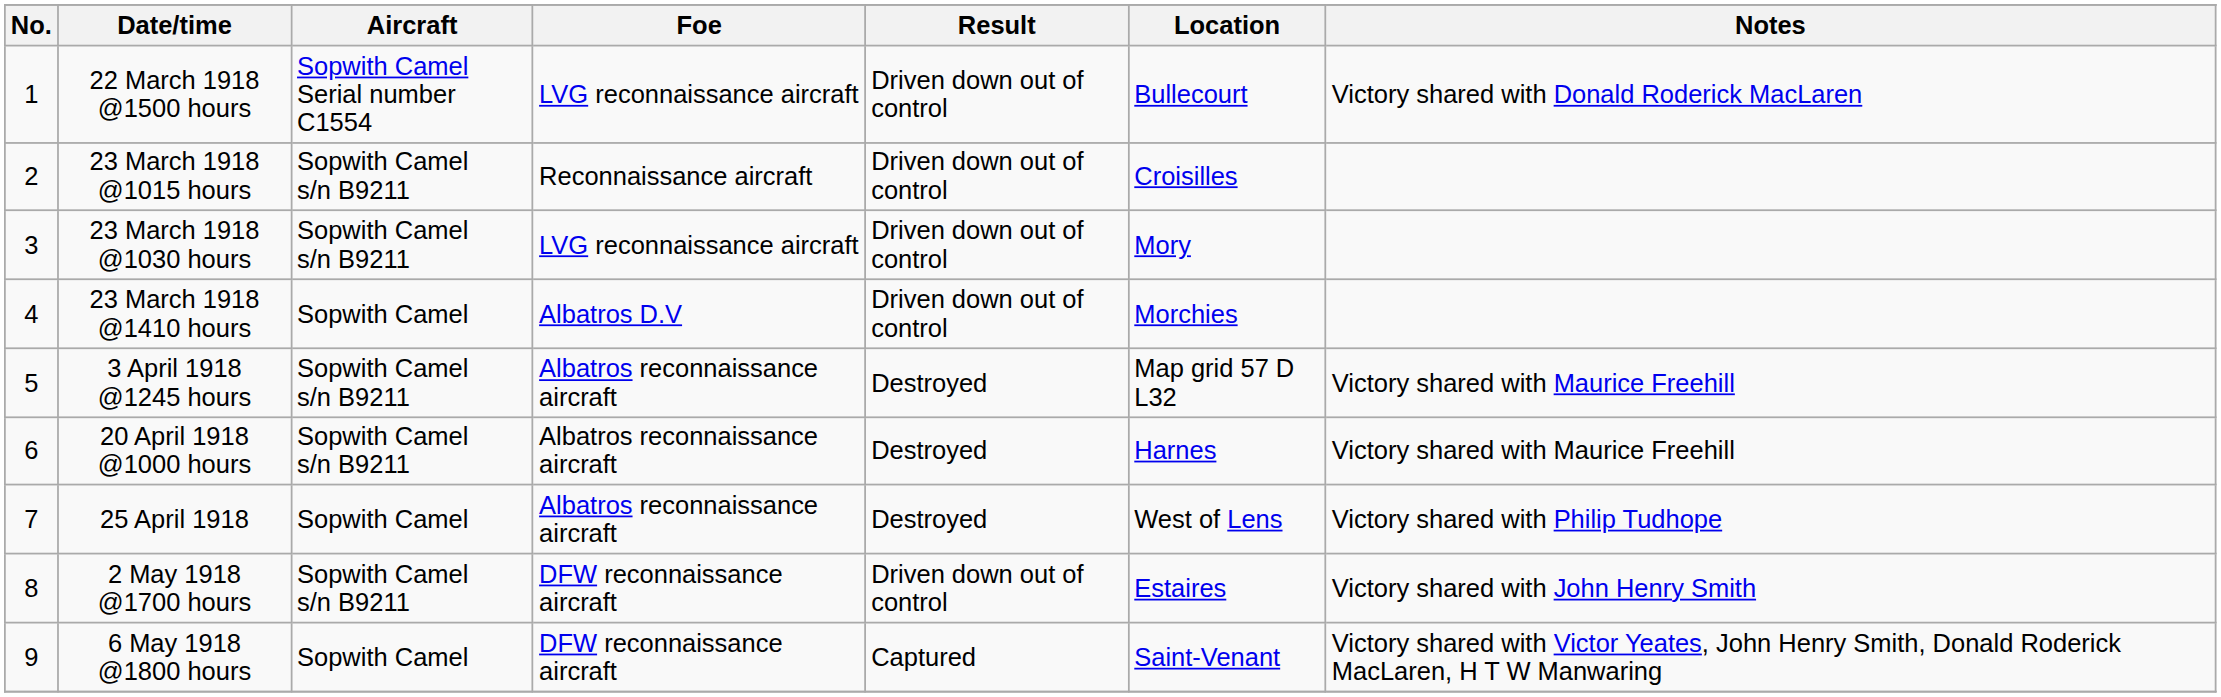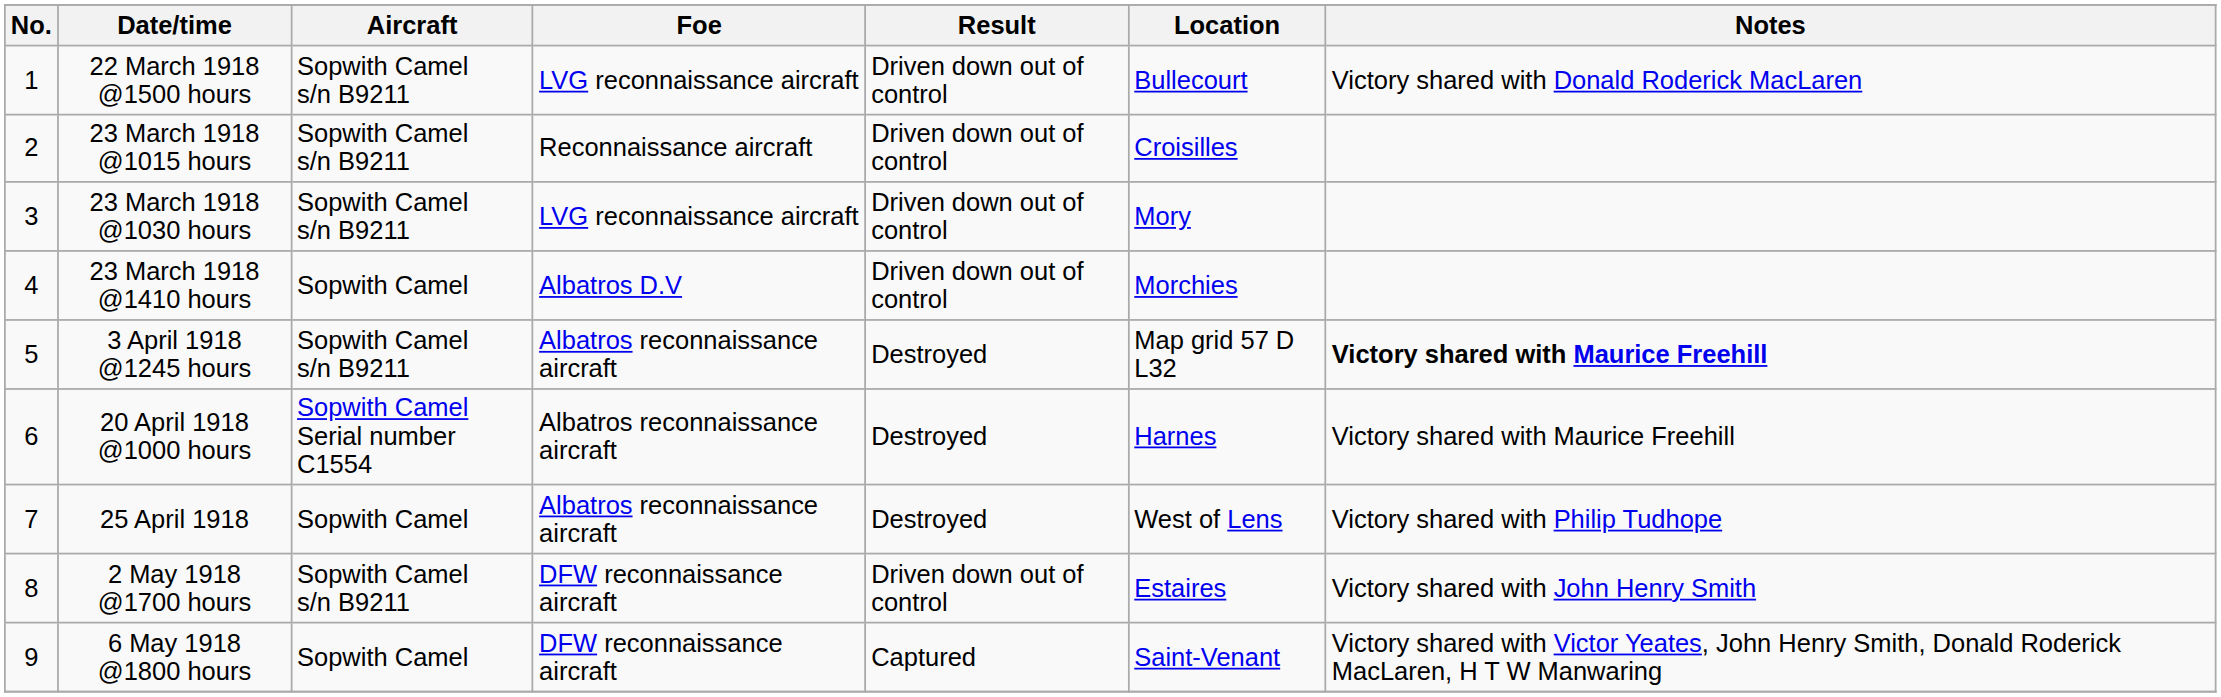(383, 94) Sopwith Camel Serial number C1554 -> (383, 80) Sopwith Camel s/n B9211
(1533, 383) normal -> (1550, 354) bold
(383, 451) Sopwith Camel s/n B9211 -> (383, 437) Sopwith Camel Serial number C1554
